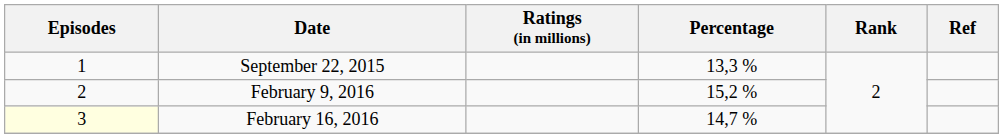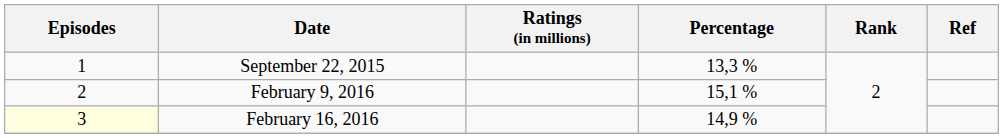(732, 92) 15,2 % -> (732, 92) 15,1 %
(732, 120) 14,7 % -> (732, 120) 14,9 %
